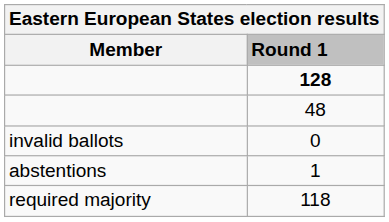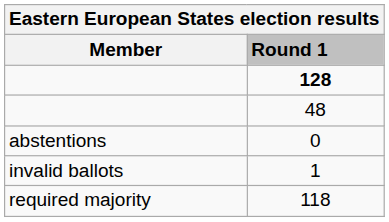(66, 140) invalid ballots -> (58, 140) abstentions
(58, 170) abstentions -> (66, 170) invalid ballots
